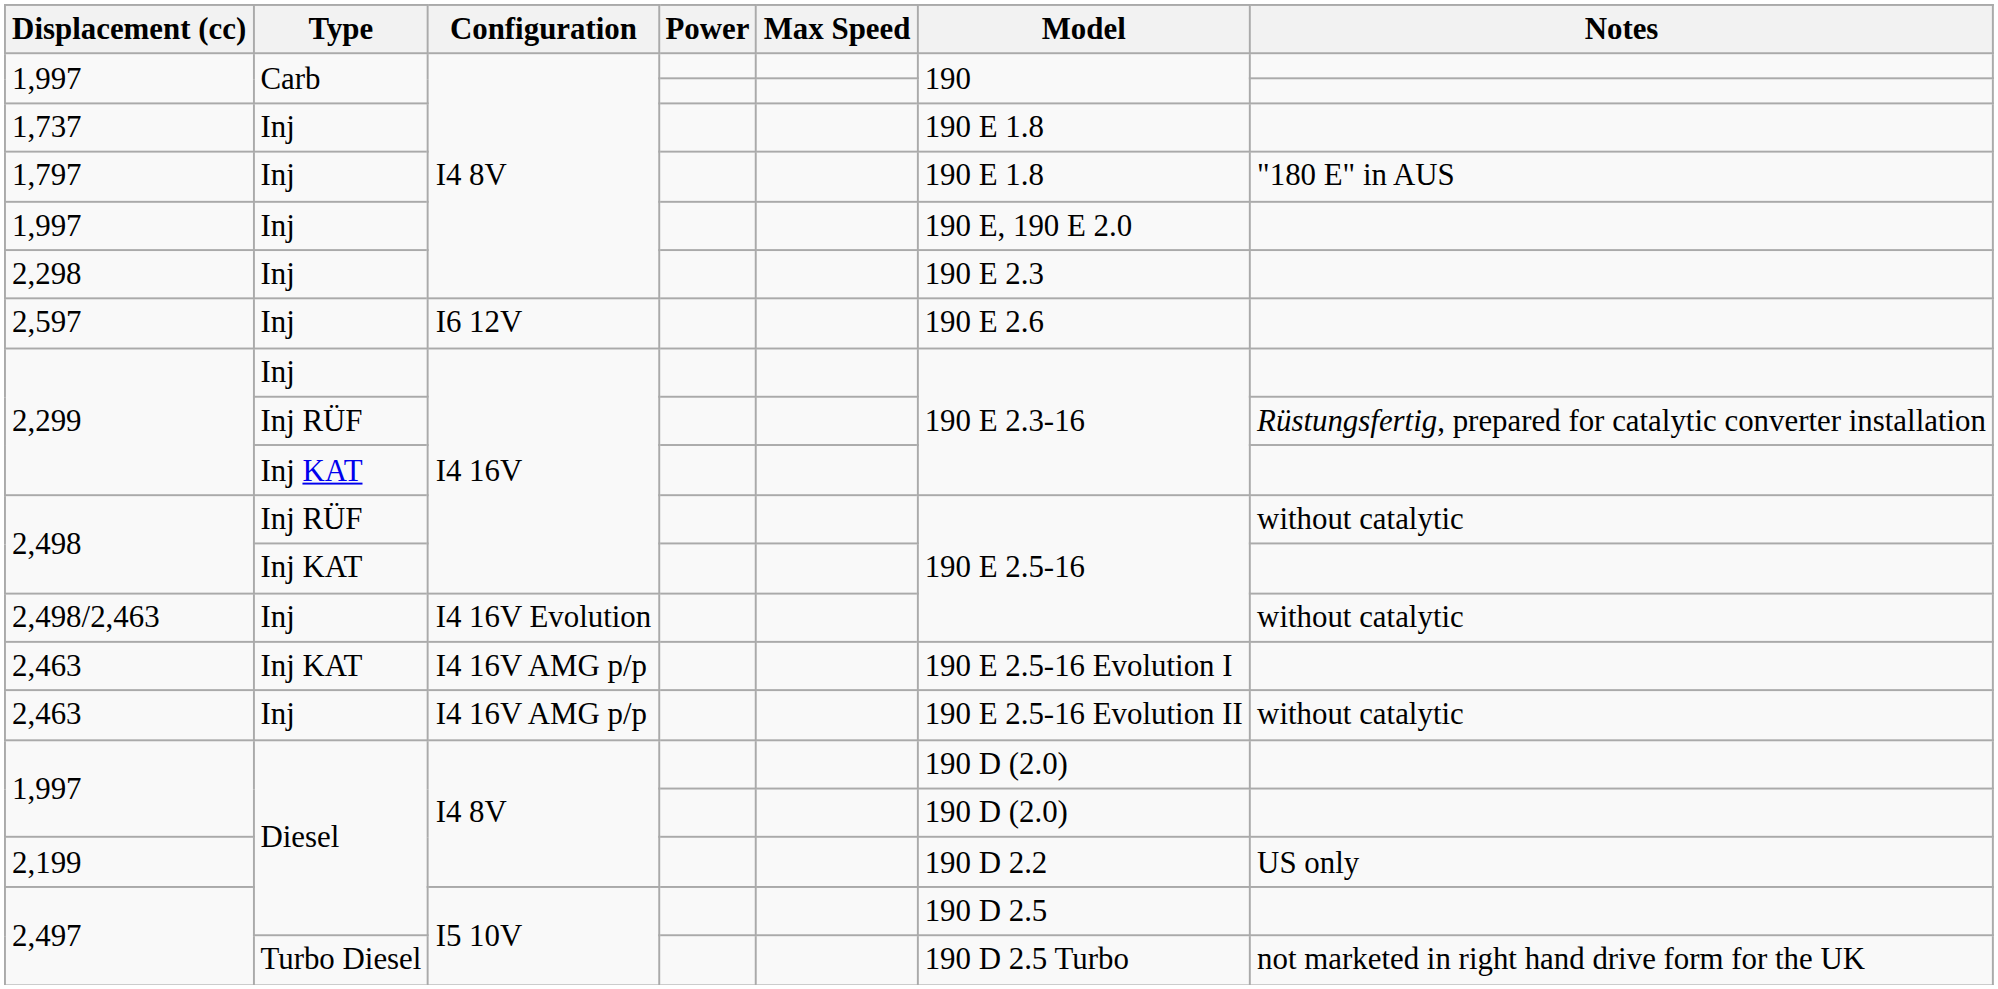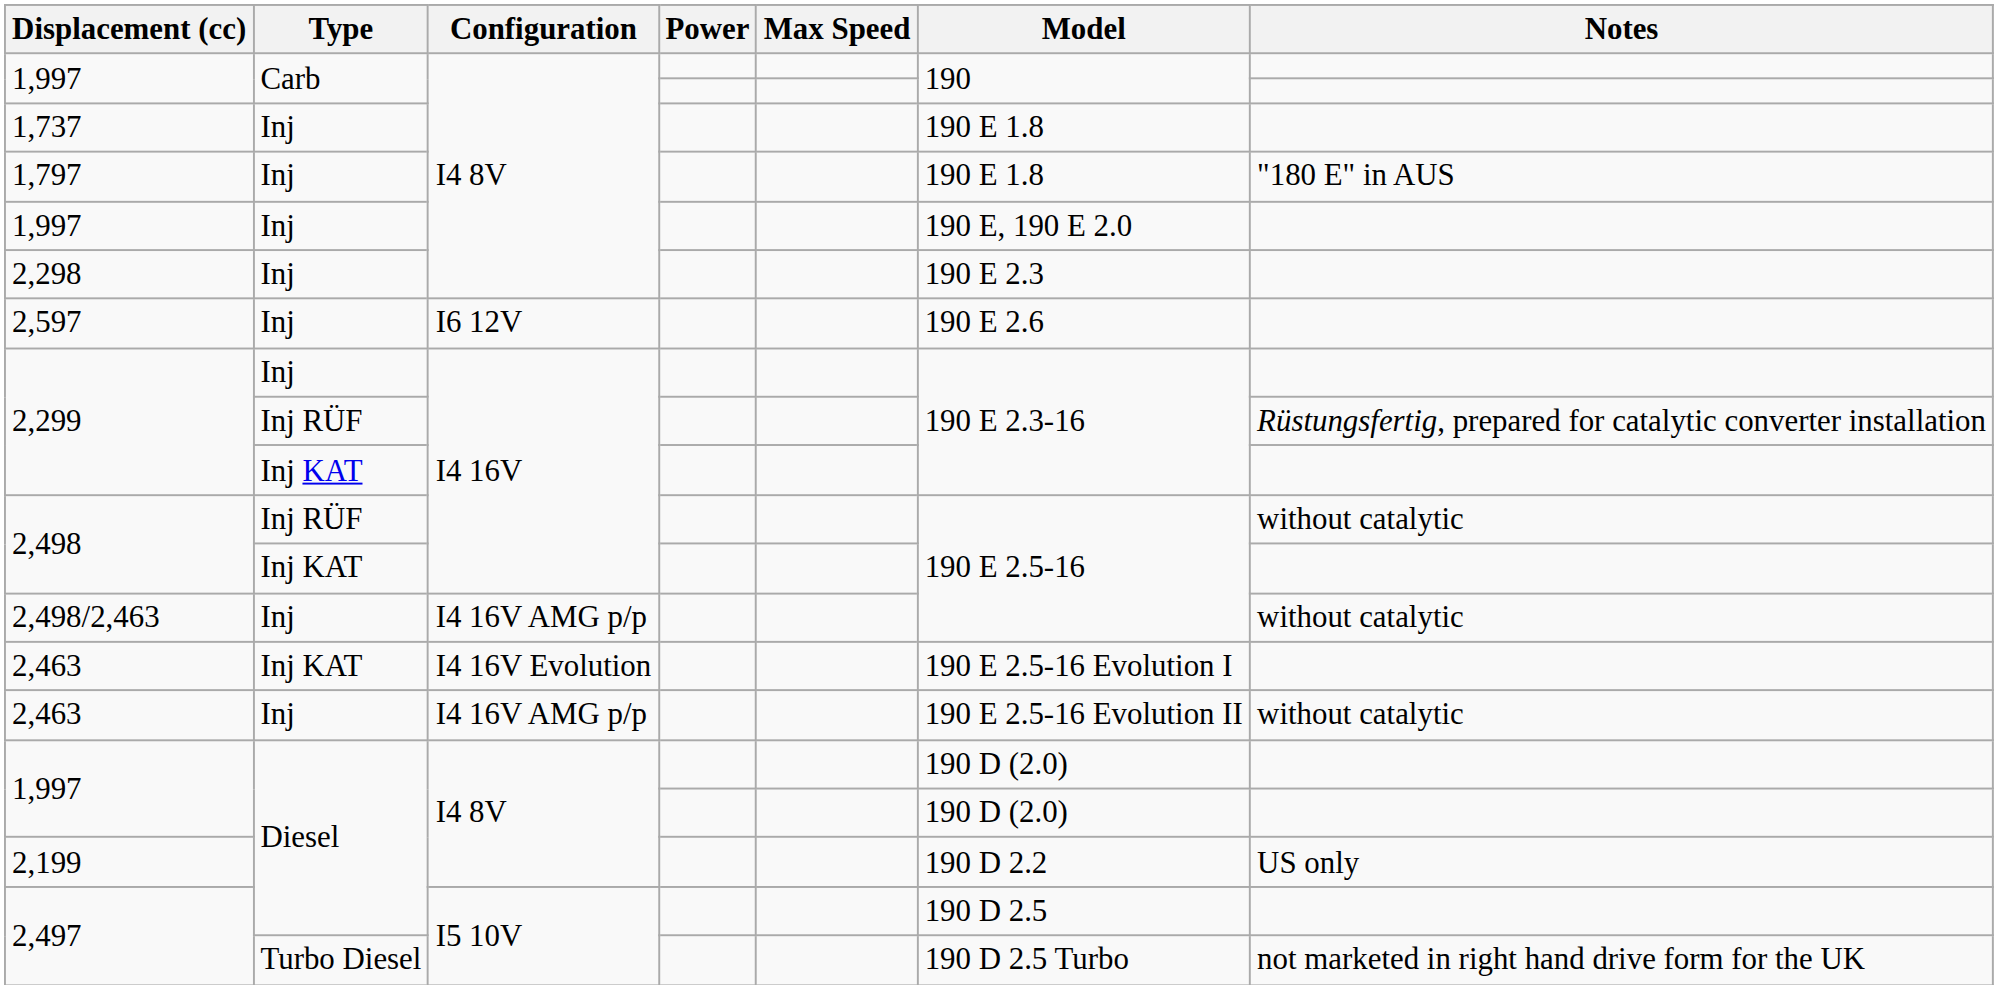(543, 616) I4 16V Evolution -> (541, 616) I4 16V AMG p/p
(541, 665) I4 16V AMG p/p -> (543, 665) I4 16V Evolution
